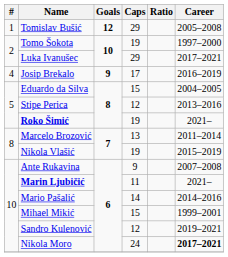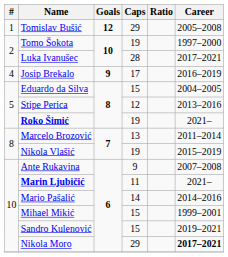(135, 58) 29 -> (135, 58) 28
(135, 228) 12 -> (135, 228) 15
(135, 244) 24 -> (135, 244) 29
